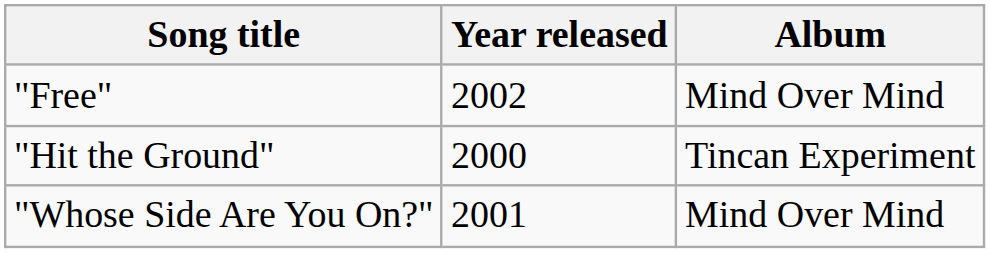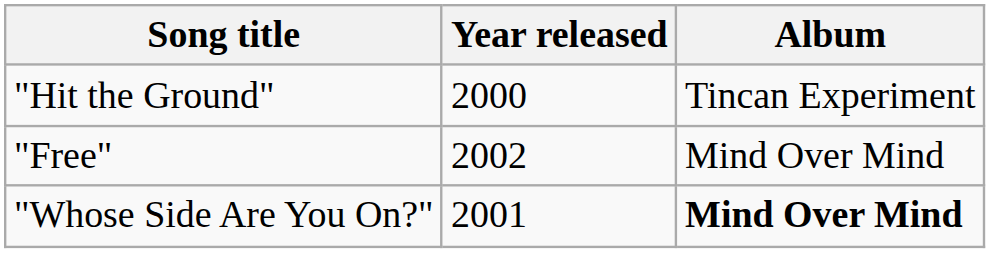rows swapped: (144, 154) <-> (63, 94)
(815, 214) normal -> (824, 214) bold
